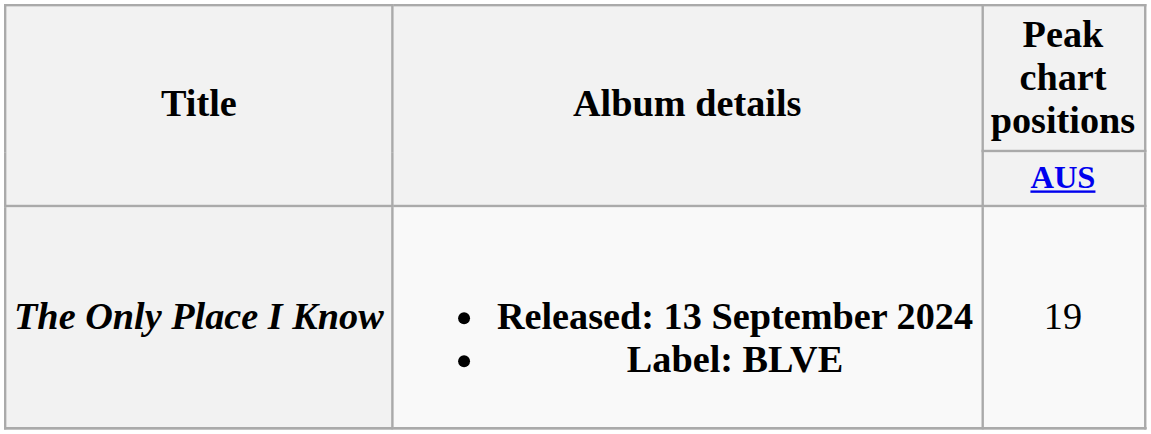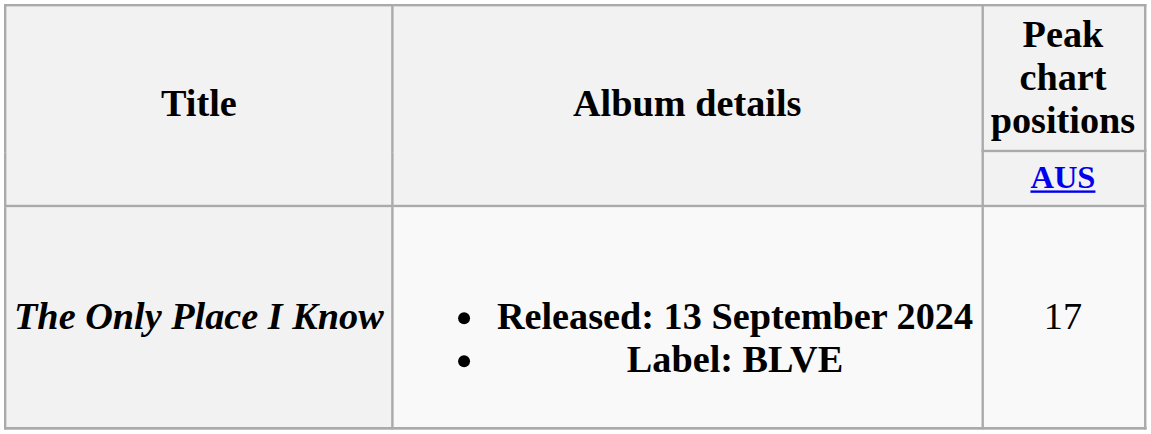(1063, 316) 19 -> (1063, 316) 17
